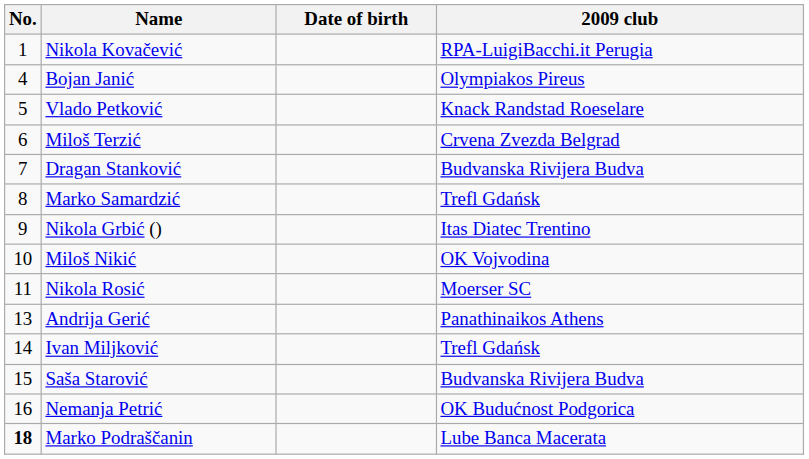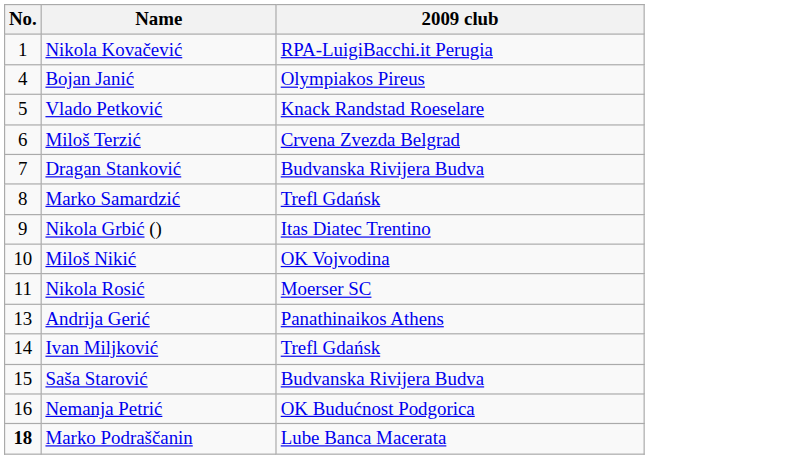- column: (356, 19)
